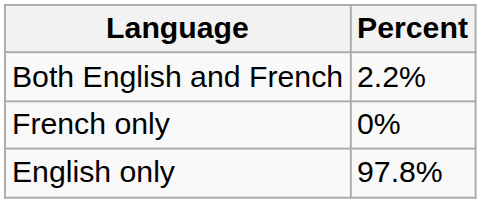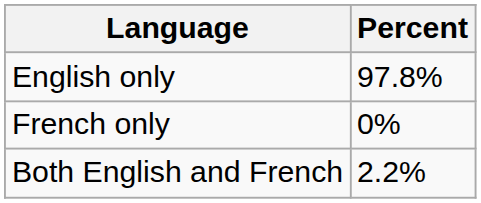rows swapped: (93, 172) <-> (177, 76)
